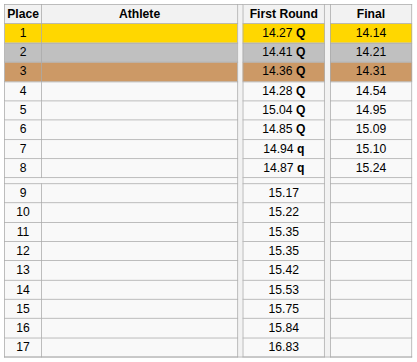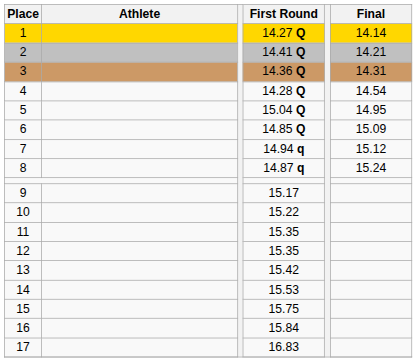(371, 149) 15.10 -> (371, 149) 15.12
